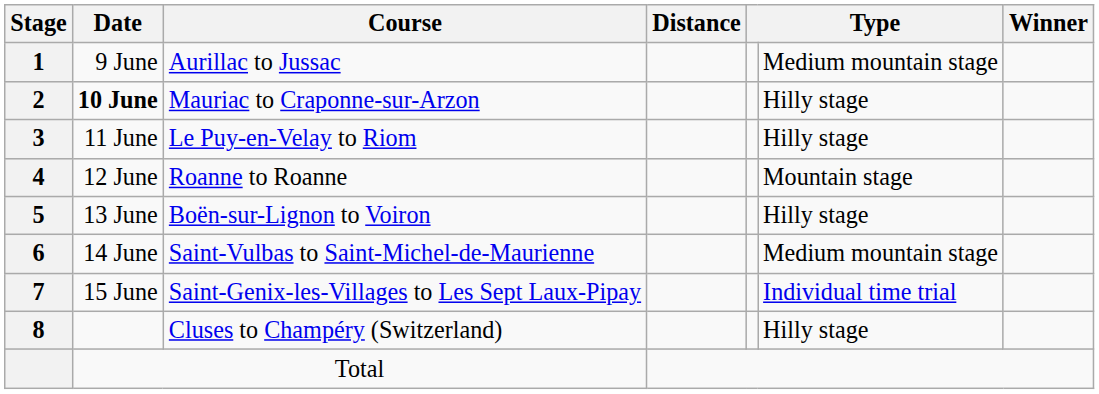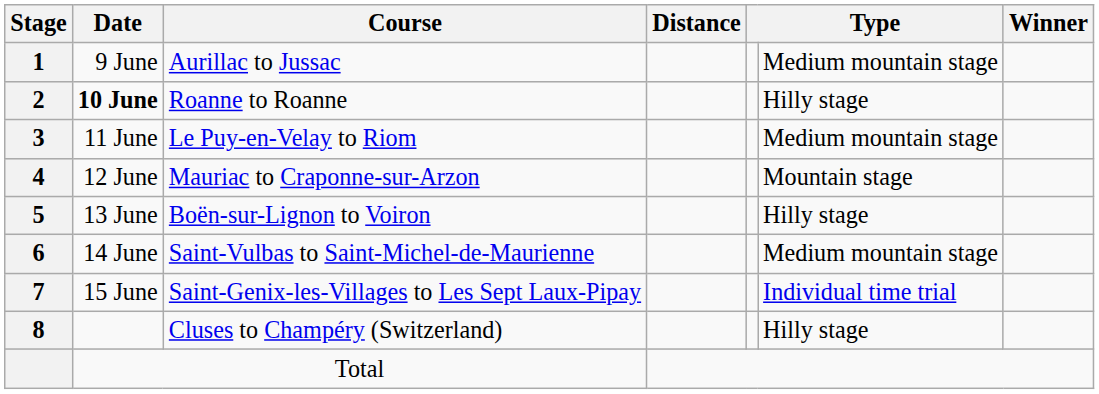(324, 100) Mauriac to Craponne-sur-Arzon -> (258, 100) Roanne to Roanne
(816, 138) Hilly stage -> (881, 138) Medium mountain stage
(258, 176) Roanne to Roanne -> (324, 176) Mauriac to Craponne-sur-Arzon
